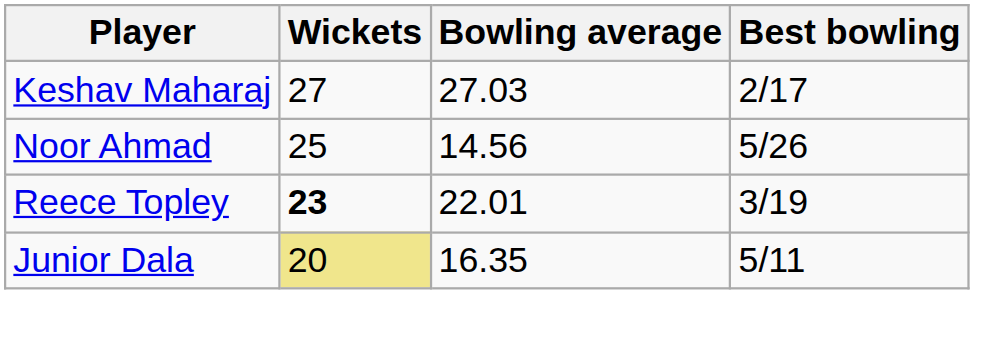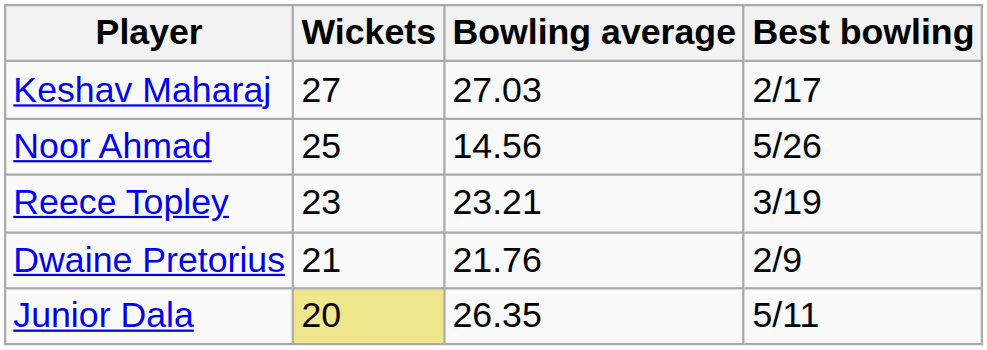(307, 202) bold -> (321, 202) normal
(483, 202) 22.01 -> (497, 202) 23.21
+ row: (149, 259)
(483, 259) 16.35 -> (497, 315) 26.35
